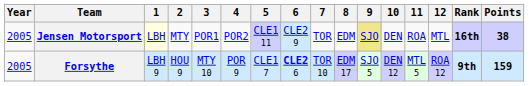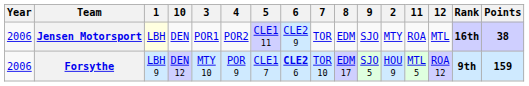columns swapped: (180, 13) <-> (393, 13)
(19, 36) 2005 -> (19, 36) 2006
(370, 36) khaki background -> (370, 36) no background
(19, 66) 2005 -> (19, 66) 2006
